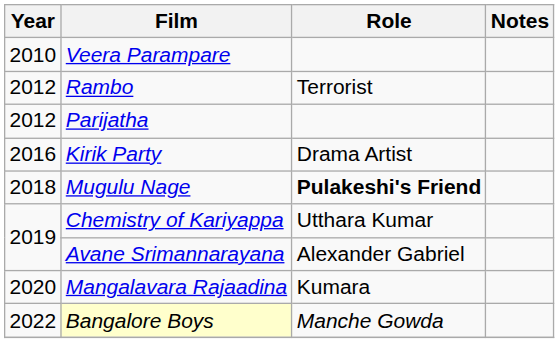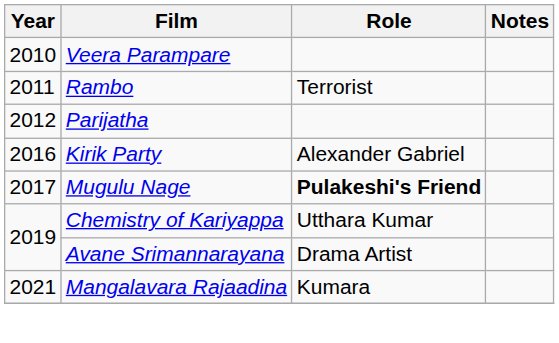(33, 87) 2012 -> (32, 87) 2011
(354, 154) Drama Artist -> (381, 154) Alexander Gabriel
(33, 187) 2018 -> (33, 187) 2017
(381, 253) Alexander Gabriel -> (354, 253) Drama Artist
(33, 287) 2020 -> (33, 287) 2021
- row: (140, 320)
